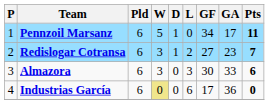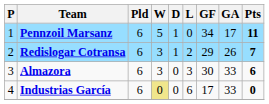(207, 52) 27 -> (207, 52) 29
(230, 52) 23 -> (230, 52) 26
(230, 90) 36 -> (230, 90) 33
